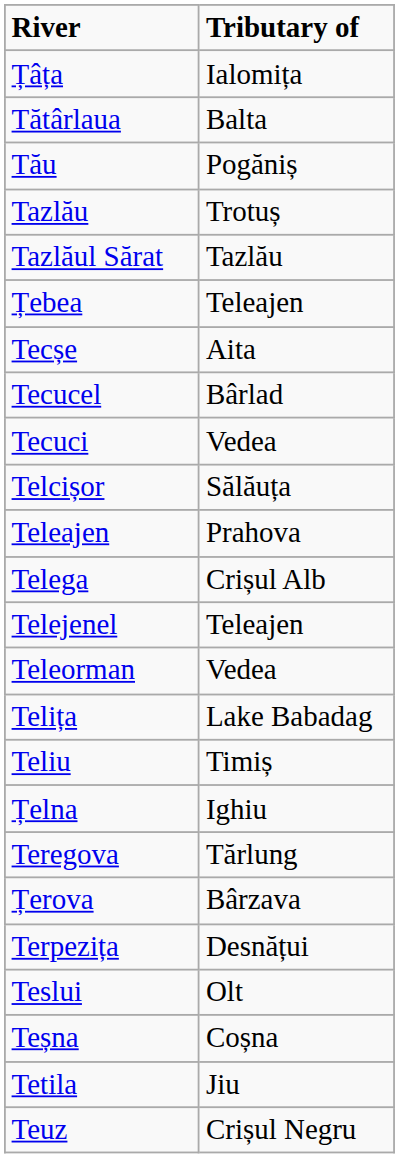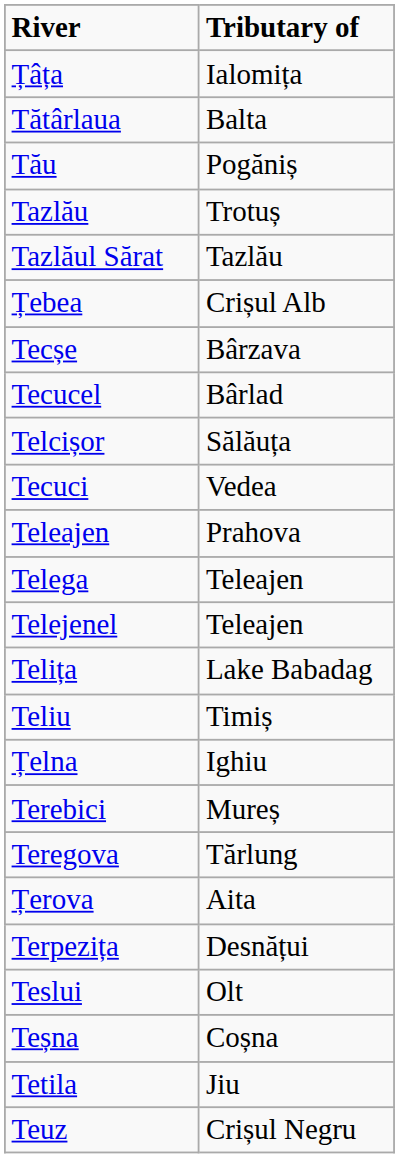(255, 303) Teleajen -> (266, 303) Crișul Alb
(231, 348) Aita -> (253, 348) Bârzava
rows swapped: (50, 440) <-> (58, 486)
(266, 578) Crișul Alb -> (255, 578) Teleajen
- row: (73, 670)
+ row: (59, 808)
(253, 900) Bârzava -> (231, 900) Aita
